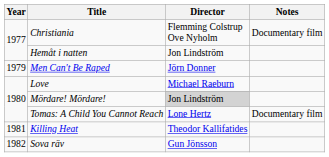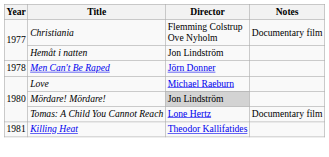(16, 68) 1979 -> (16, 68) 1978
- row: (47, 144)
